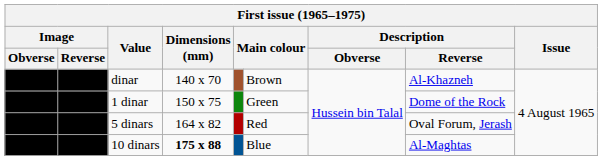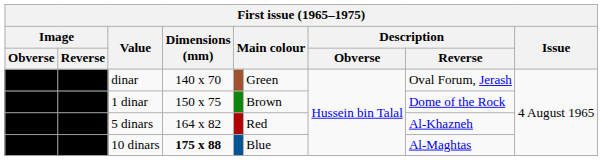(264, 80) Brown -> (262, 80) Green
(441, 80) Al-Khazneh -> (460, 80) Oval Forum, Jerash
(262, 101) Green -> (264, 101) Brown
(460, 123) Oval Forum, Jerash -> (441, 123) Al-Khazneh
